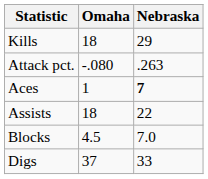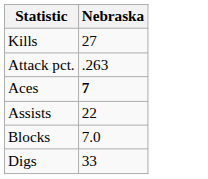- column: (106, 16)
(144, 40) 29 -> (89, 40) 27
